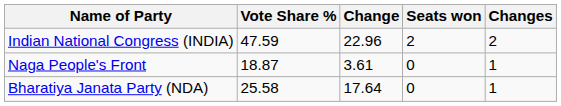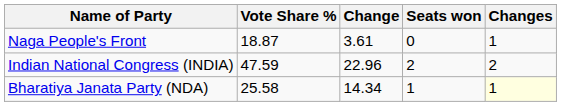rows swapped: (121, 40) <-> (77, 64)
(363, 88) 17.64 -> (363, 88) 14.34
(411, 88) 0 -> (411, 88) 1
(493, 88) no background -> (493, 88) lightyellow background
